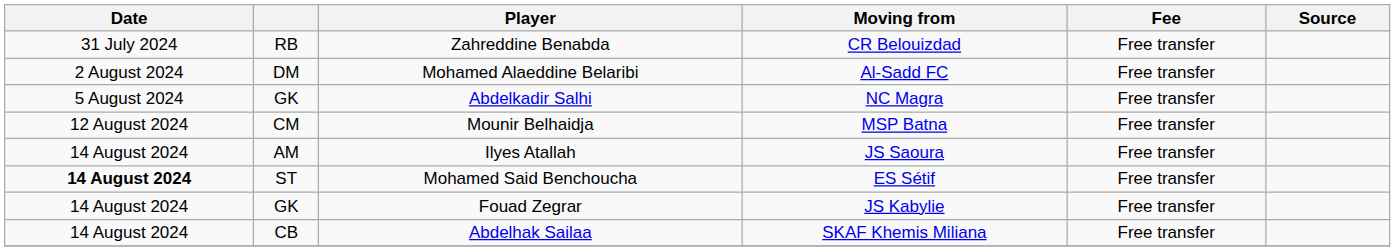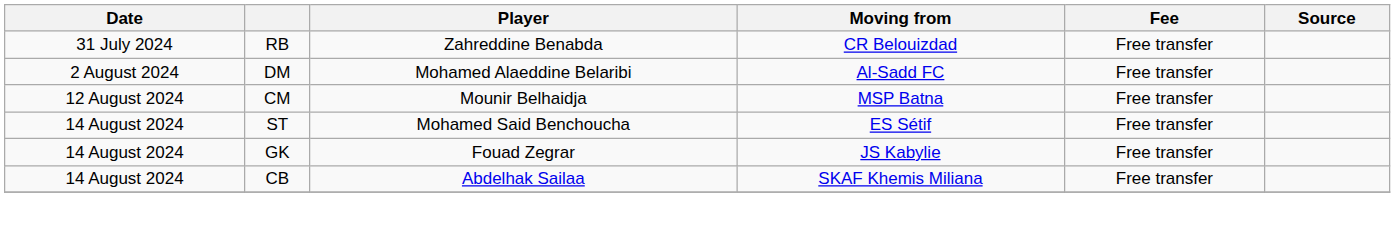- row: (530, 98)
- row: (530, 152)
(129, 178) bold -> (125, 125) normal
